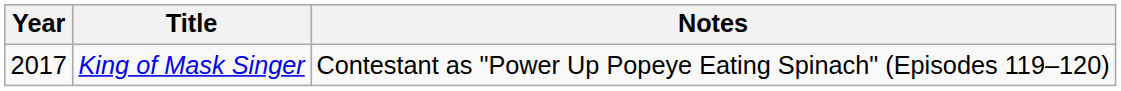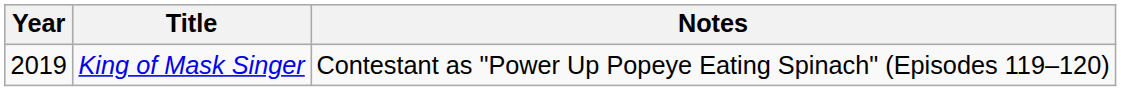(39, 64) 2017 -> (39, 64) 2019
